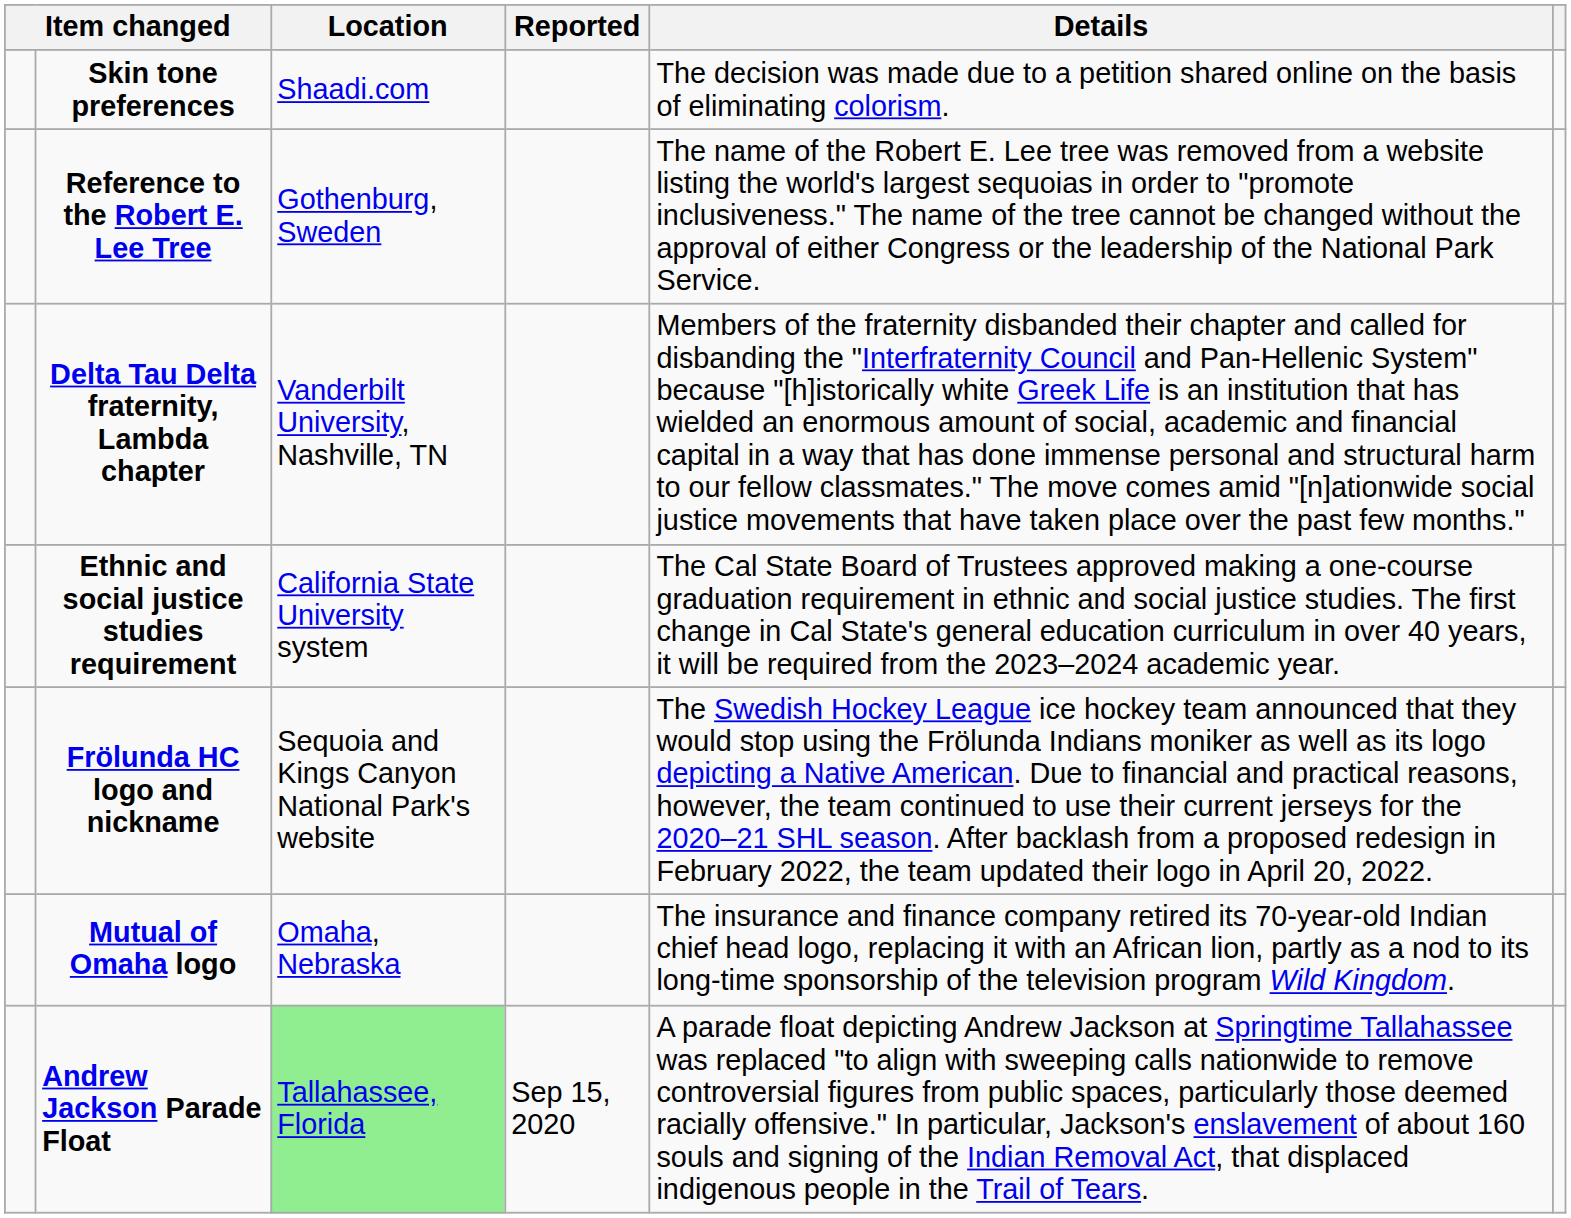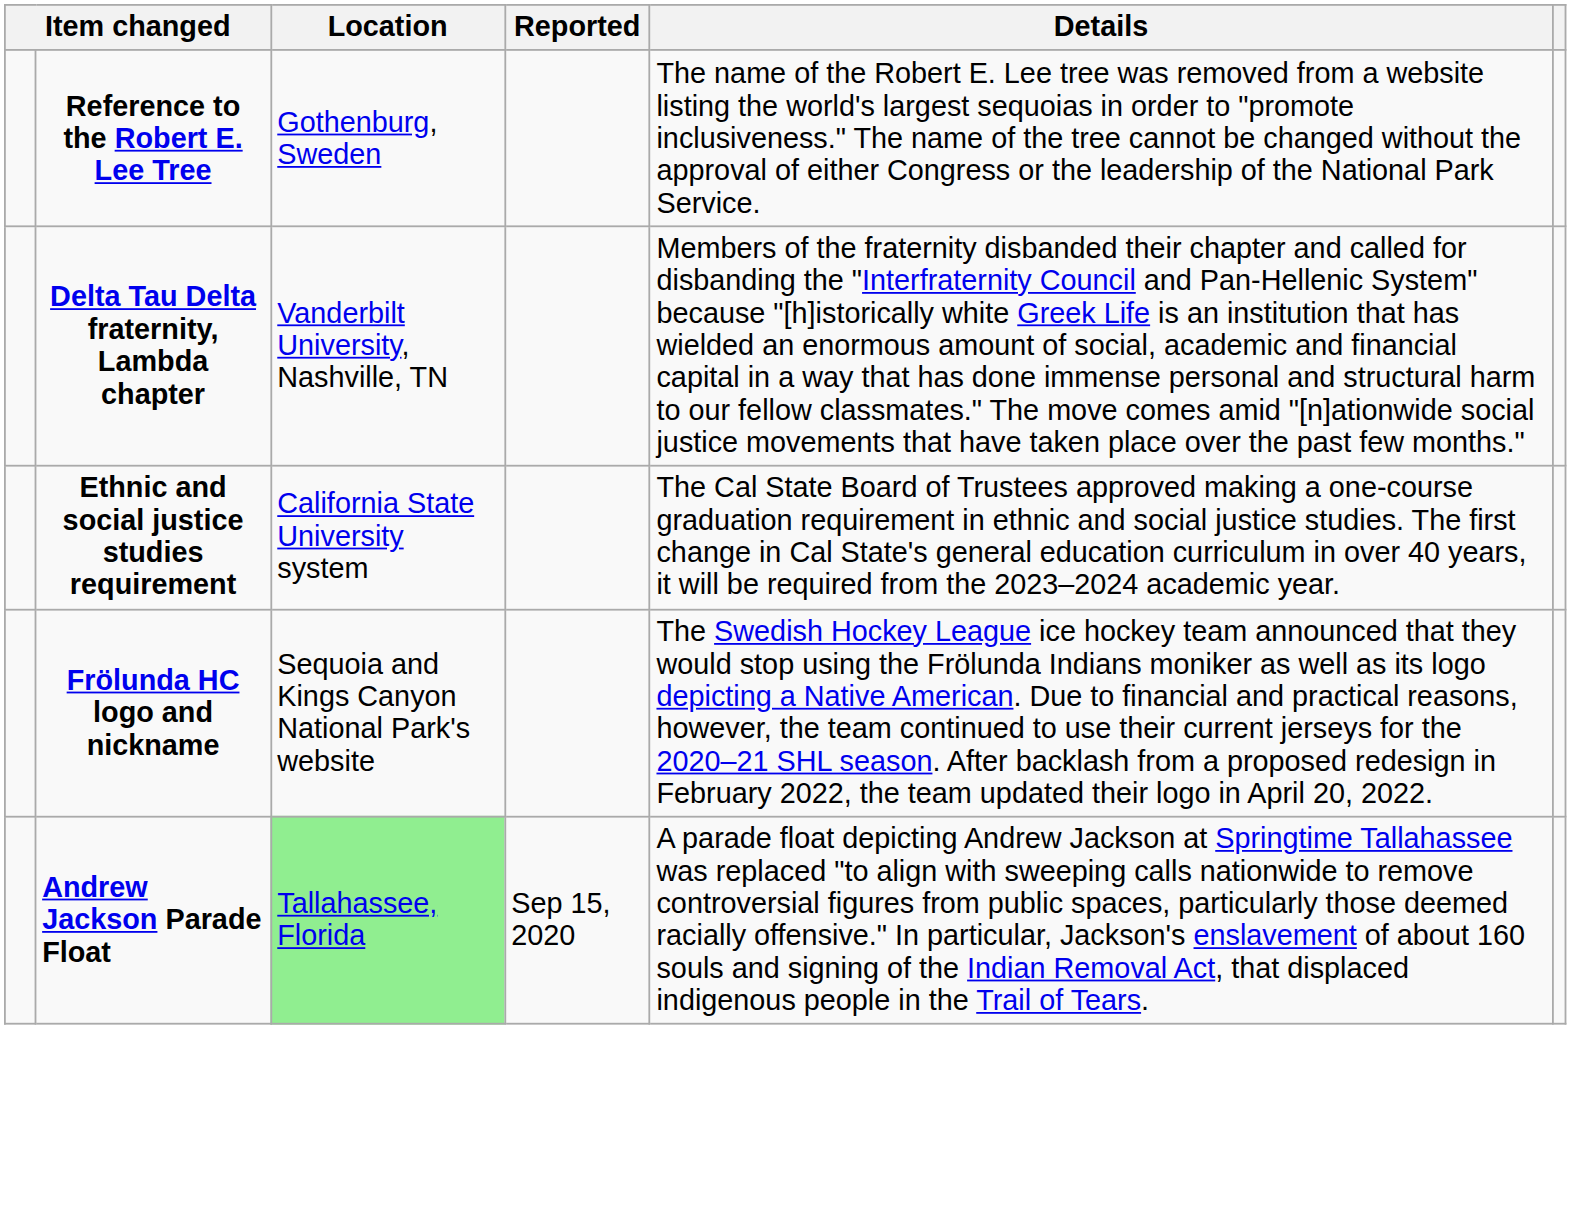- row: (153, 89)
- row: (153, 949)
